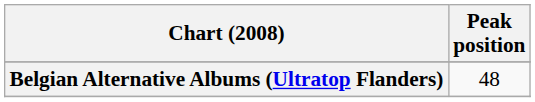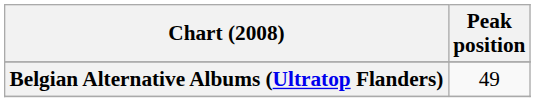(489, 79) 48 -> (489, 79) 49
